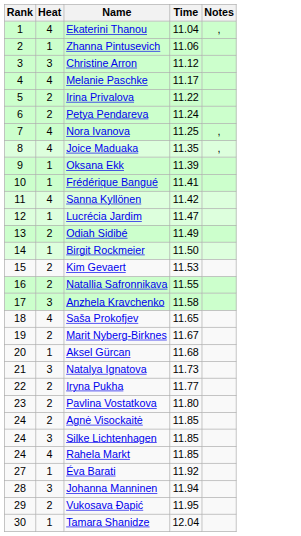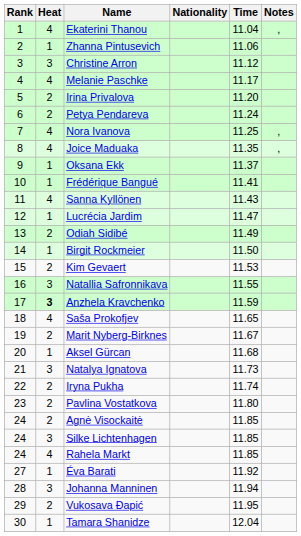+ column: (200, 13)
(186, 98) 11.22 -> (246, 98) 11.20
(186, 166) 11.39 -> (246, 166) 11.37
(186, 200) 11.42 -> (246, 200) 11.43
(50, 285) 2 -> (50, 285) 3
(50, 302) normal -> (50, 302) bold
(186, 302) 11.58 -> (246, 302) 11.59
(186, 387) 11.77 -> (246, 387) 11.74
